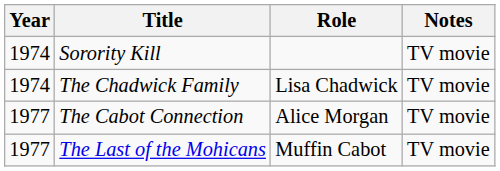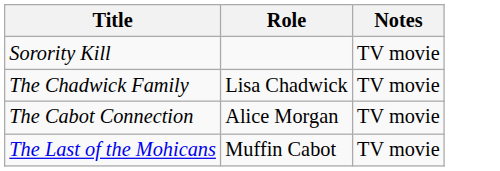- column: (30, 20)
